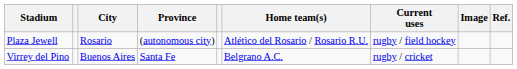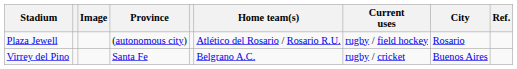columns swapped: (108, 18) <-> (474, 18)
